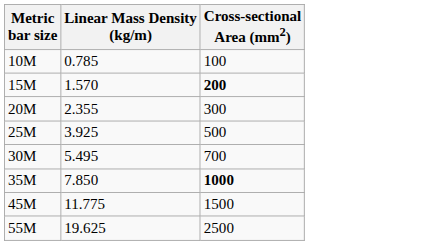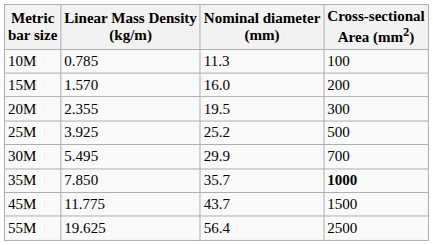+ column: (262, 26)
(215, 85) bold -> (339, 85) normal
